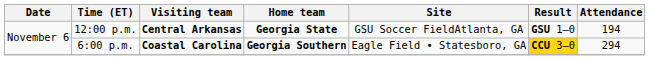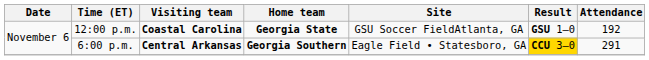(192, 30) Central Arkansas -> (192, 30) Coastal Carolina
(611, 30) 194 -> (611, 30) 192
(192, 47) Coastal Carolina -> (192, 47) Central Arkansas
(611, 47) 294 -> (611, 47) 291
